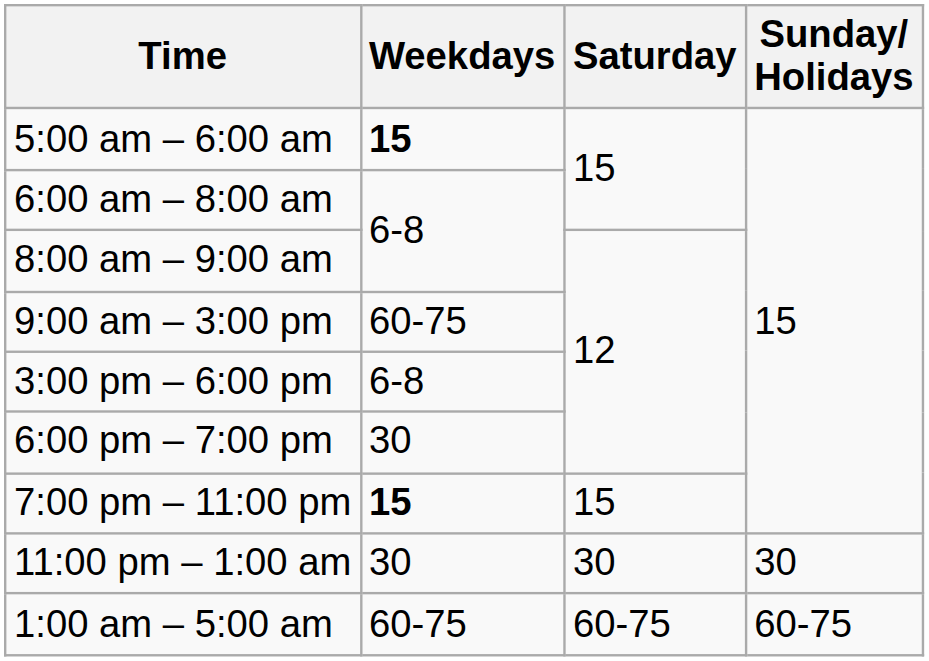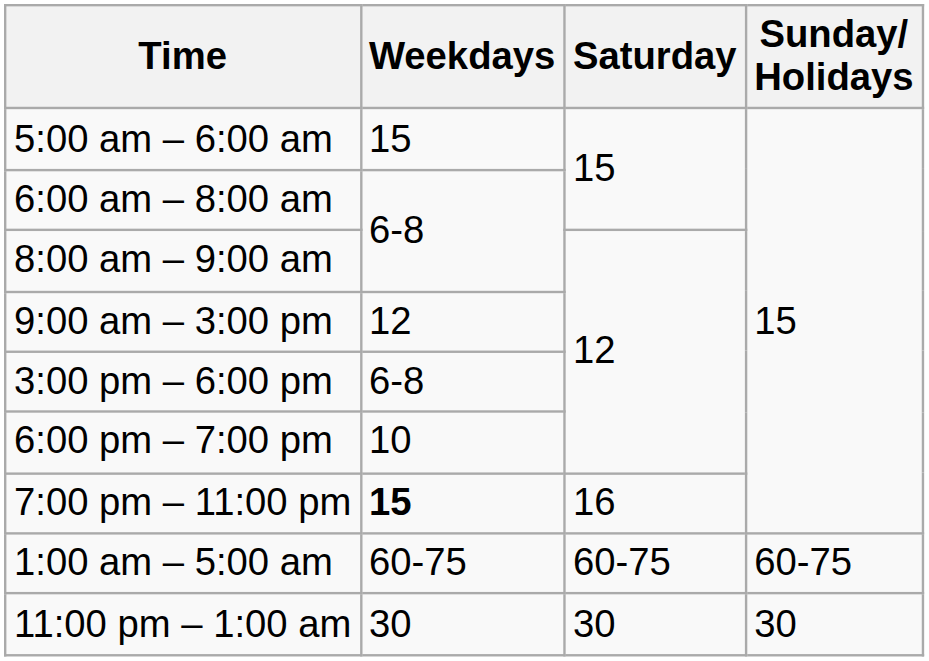(390, 138) bold -> (390, 138) normal
(418, 320) 60-75 -> (390, 320) 12
(390, 441) 30 -> (390, 441) 10
(594, 502) 15 -> (594, 502) 16
rows swapped: (183, 563) <-> (173, 623)
